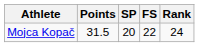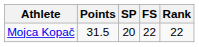(177, 32) 24 -> (177, 32) 22
